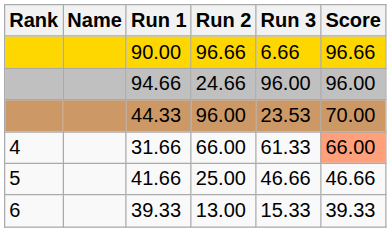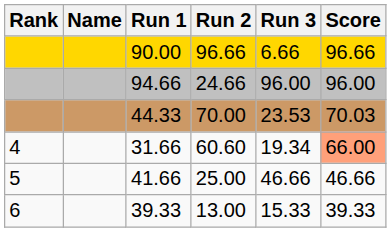(221, 115) 96.00 -> (221, 115) 70.00
(350, 115) 70.00 -> (350, 115) 70.03
(221, 147) 66.00 -> (221, 147) 60.60
(286, 147) 61.33 -> (286, 147) 19.34
